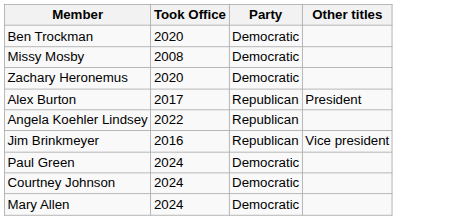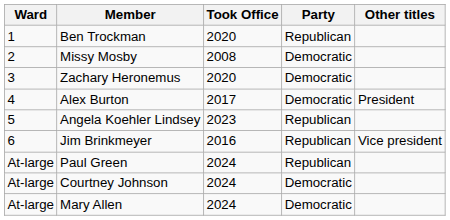+ column: (31, 15)
(266, 36) Democratic -> (318, 36) Republican
(265, 99) Republican -> (318, 99) Democratic
(169, 120) 2022 -> (221, 120) 2023
(266, 162) Democratic -> (318, 162) Republican
